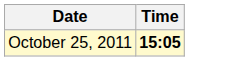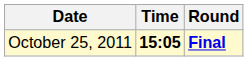+ column: (214, 17)
